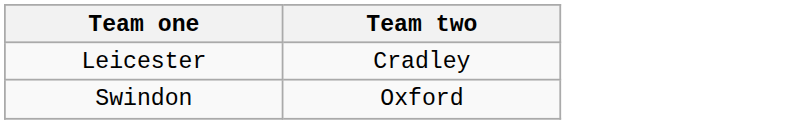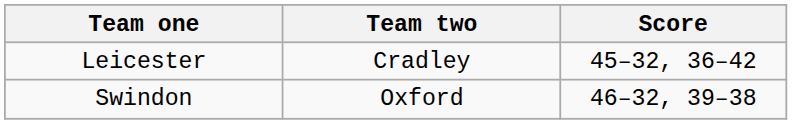+ column: (673, 24)
